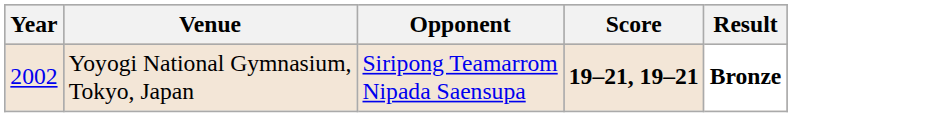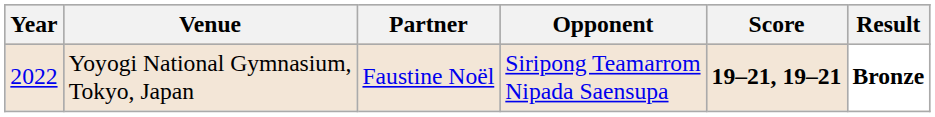+ column: (428, 24)
(34, 77) 2002 -> (34, 77) 2022
